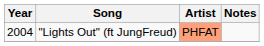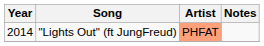(20, 32) 2004 -> (20, 32) 2014
